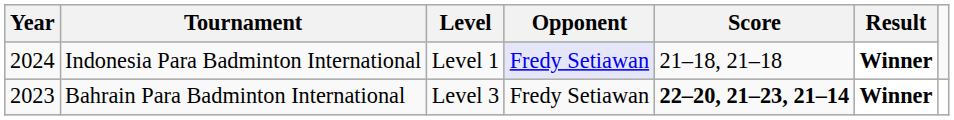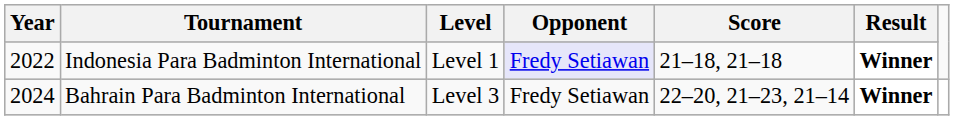(32, 60) 2024 -> (32, 60) 2022
(32, 96) 2023 -> (32, 96) 2024
(754, 96) bold -> (754, 96) normal
